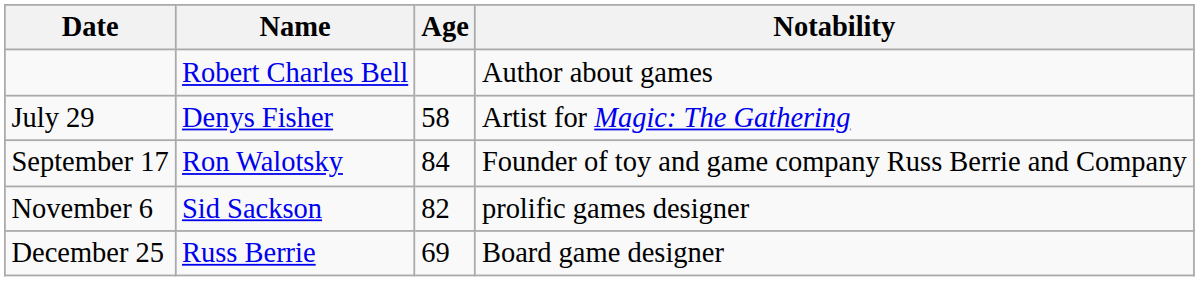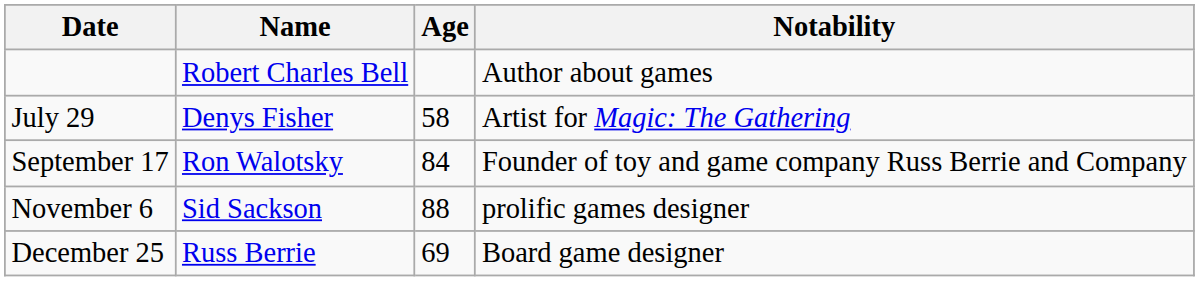(436, 207) 82 -> (436, 207) 88
